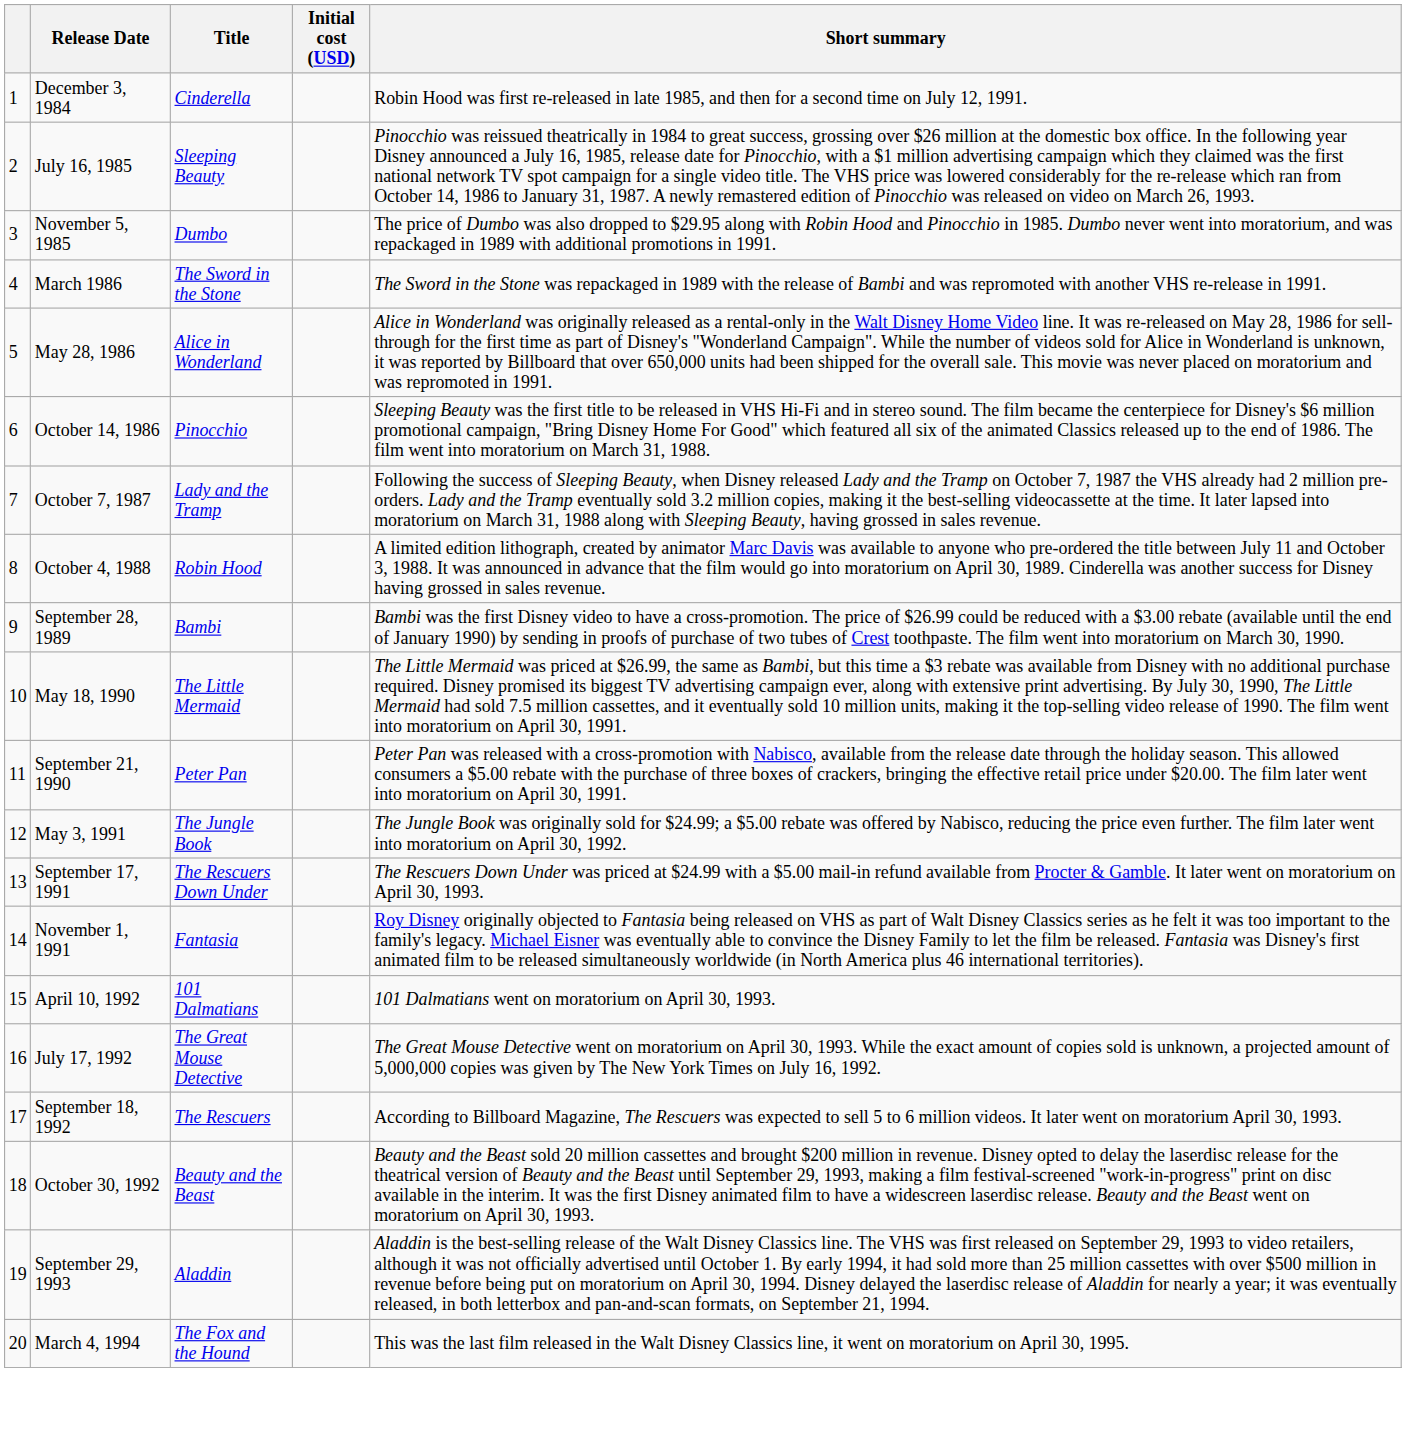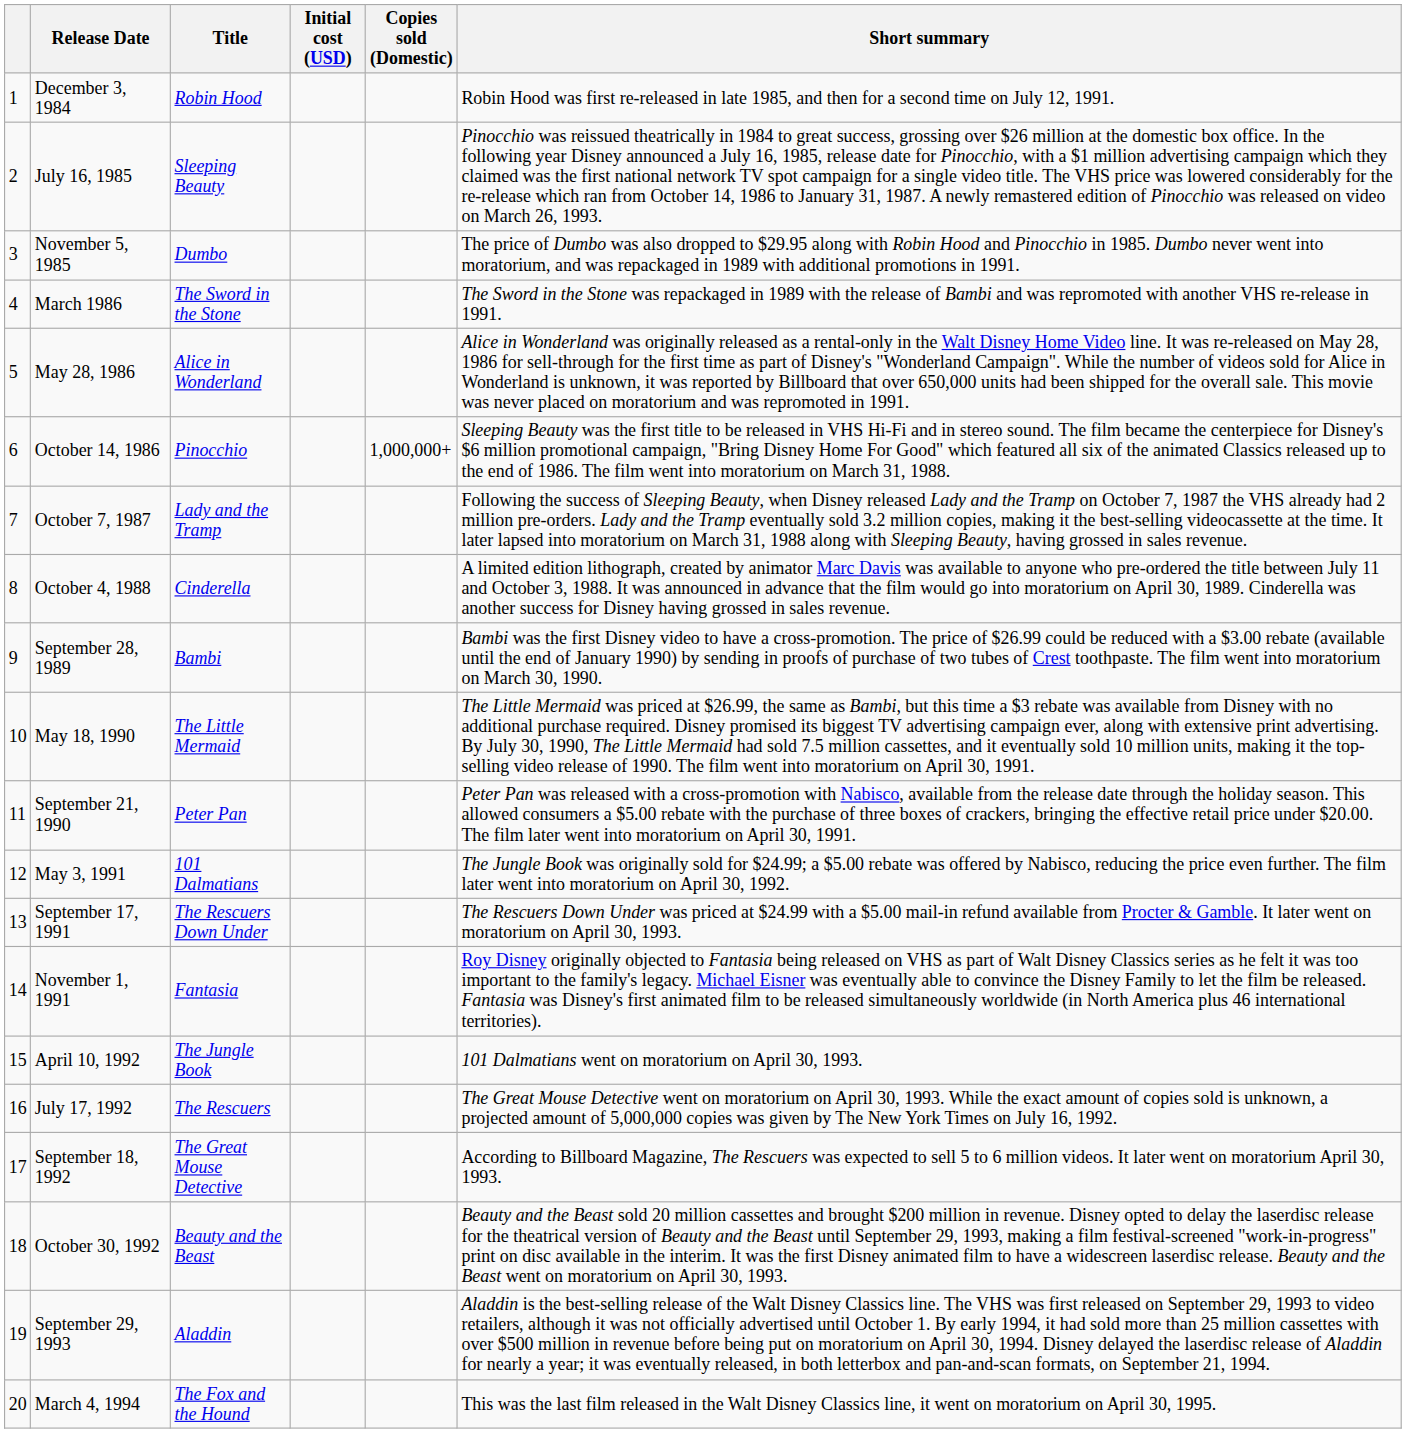+ column: (411, 38)
(213, 97) Cinderella -> (218, 97) Robin Hood
(218, 568) Robin Hood -> (213, 588) Cinderella
(214, 833) The Jungle Book -> (216, 873) 101 Dalmatians
(216, 999) 101 Dalmatians -> (214, 1059) The Jungle Book
(211, 1058) The Great Mouse Detective -> (223, 1108) The Rescuers
(223, 1116) The Rescuers -> (211, 1167) The Great Mouse Detective
